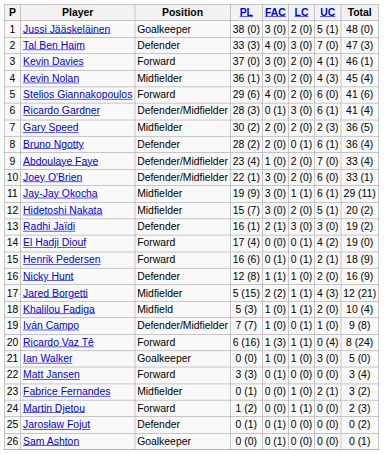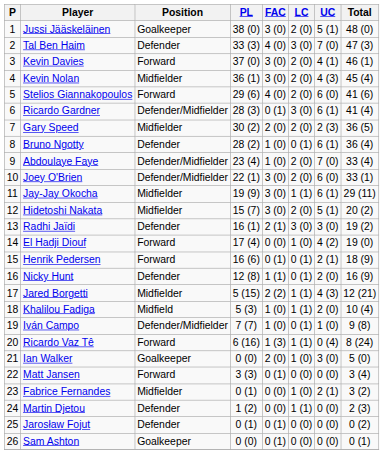(275, 144) 2 (0) -> (275, 144) 1 (0)
(302, 243) 0 (1) -> (302, 243) 1 (0)
(302, 276) 1 (0) -> (302, 276) 0 (1)
(275, 359) 1 (0) -> (275, 359) 2 (0)
(156, 408) Forward -> (159, 408) Defender
